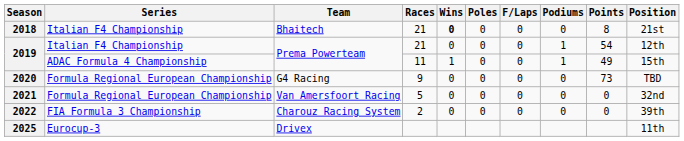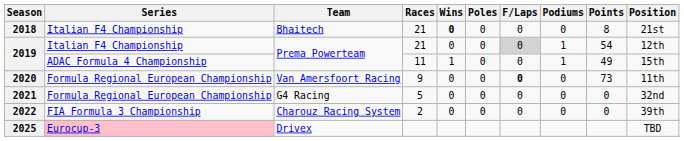(520, 45) no background -> (520, 45) lightgrey background
(303, 78) G4 Racing -> (338, 78) Van Amersfoort Racing
(520, 78) normal -> (520, 78) bold
(653, 78) TBD -> (653, 78) 11th
(338, 95) Van Amersfoort Racing -> (303, 95) G4 Racing
(74, 128) no background -> (74, 128) pink background
(653, 128) 11th -> (653, 128) TBD
